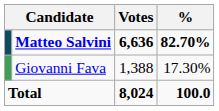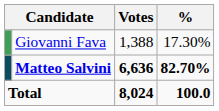rows swapped: (63, 42) <-> (61, 67)
